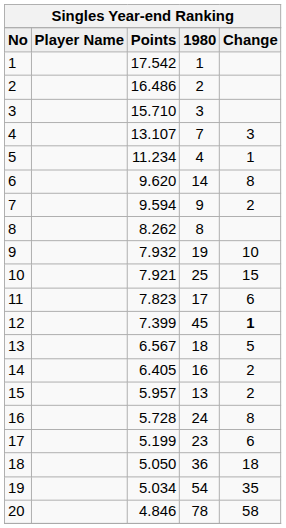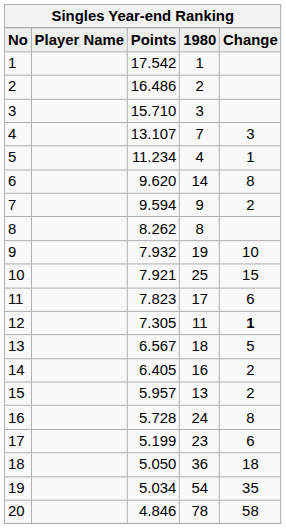(158, 323) 7.399 -> (158, 323) 7.305
(200, 323) 45 -> (200, 323) 11
